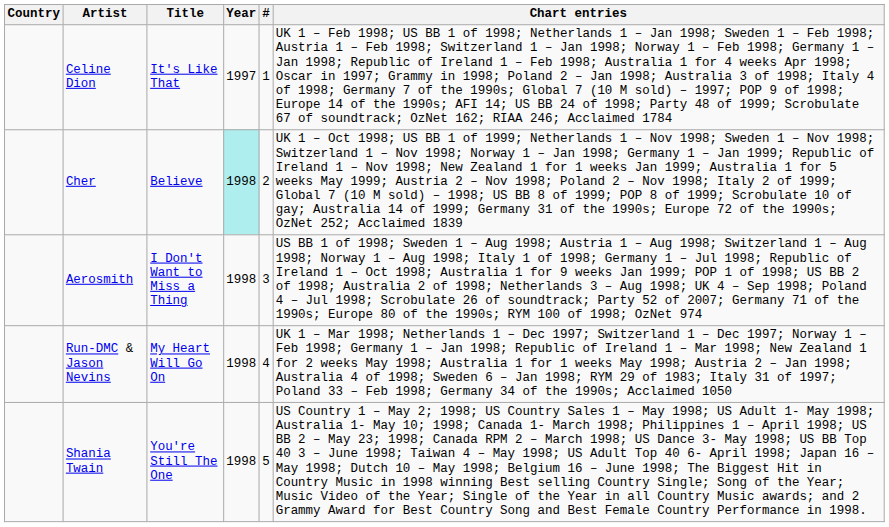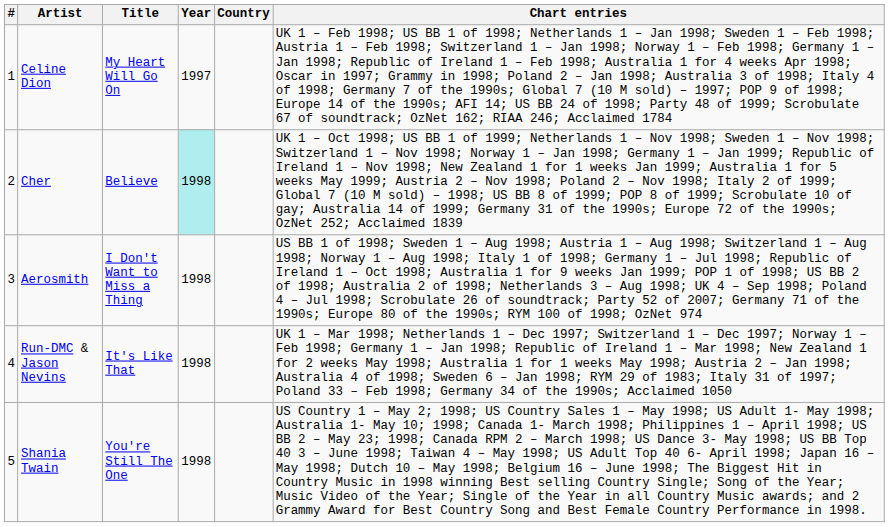columns swapped: (266, 15) <-> (34, 15)
(184, 77) It's Like That -> (135, 77) My Heart Will Go On
(180, 364) My Heart Will Go On -> (139, 364) It's Like That
